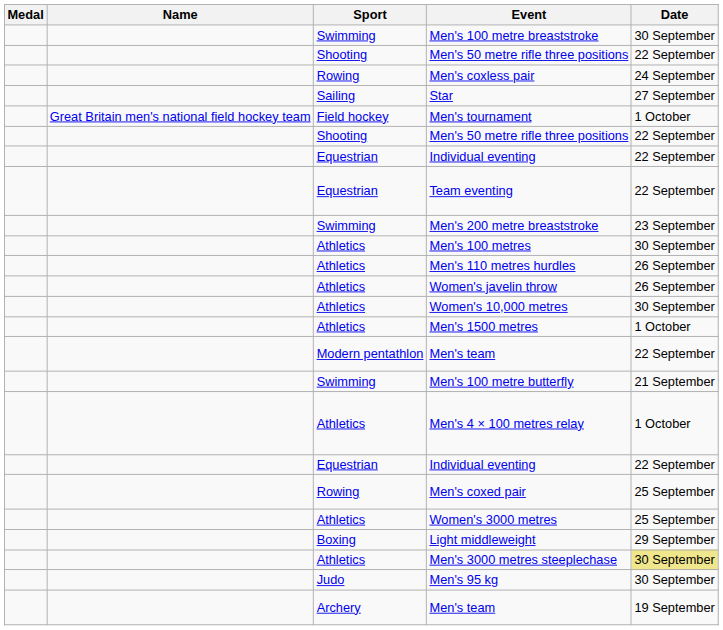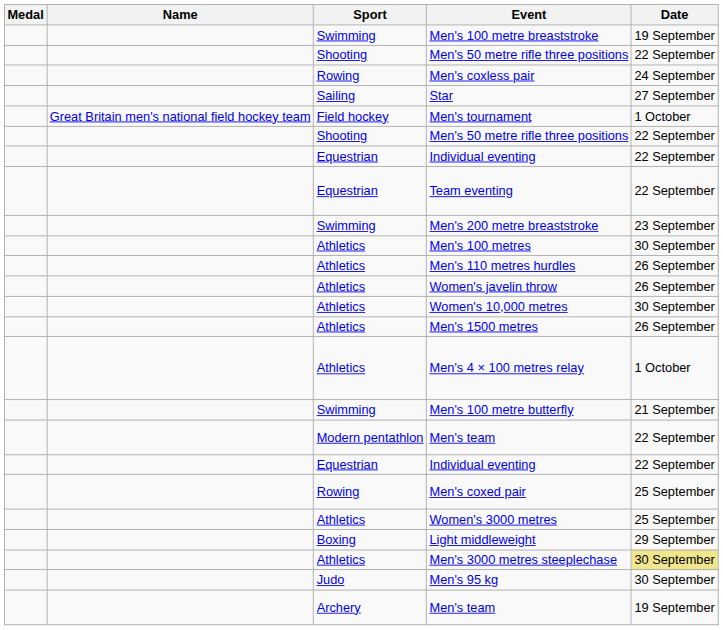(675, 35) 30 September -> (675, 35) 19 September
(663, 327) 1 October -> (675, 327) 26 September
rows swapped: (341, 423) <-> (370, 354)
